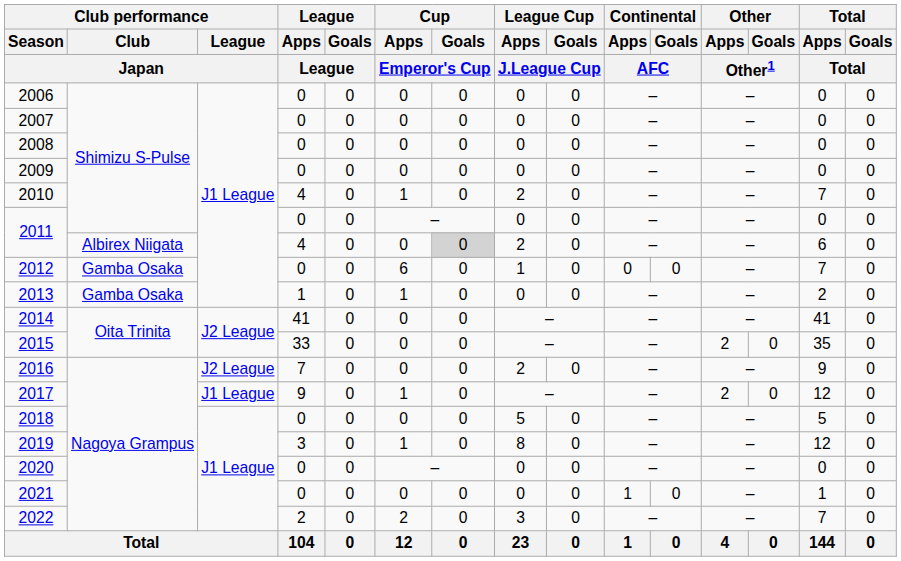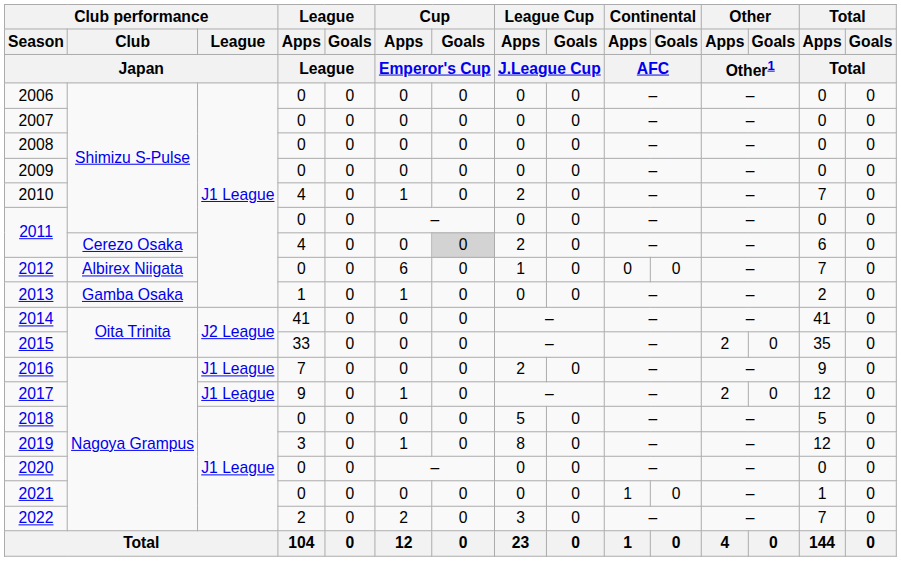(133, 244) Albirex Niigata -> (133, 244) Cerezo Osaka
(133, 269) Gamba Osaka -> (133, 269) Albirex Niigata
(238, 369) J2 League -> (238, 369) J1 League
